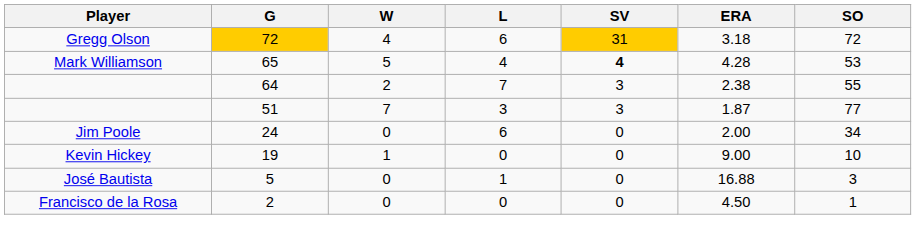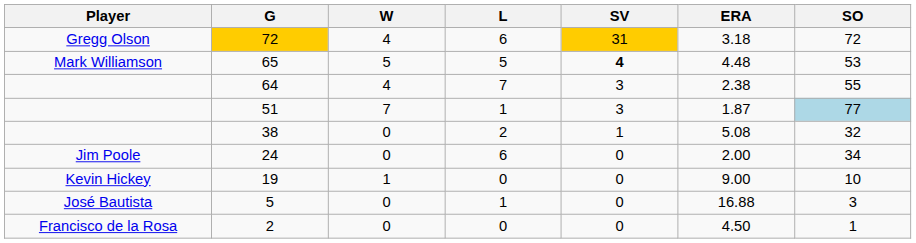(503, 62) 4 -> (503, 62) 5
(736, 62) 4.28 -> (736, 62) 4.48
(387, 86) 2 -> (387, 86) 4
(503, 109) 3 -> (503, 109) 1
(853, 109) no background -> (853, 109) lightblue background
+ row: (270, 132)
